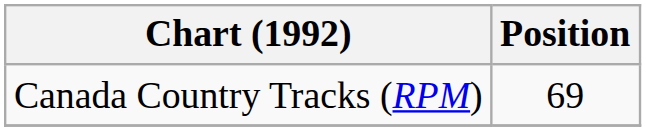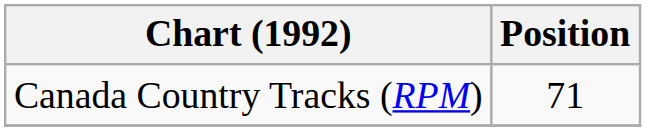(565, 94) 69 -> (565, 94) 71
